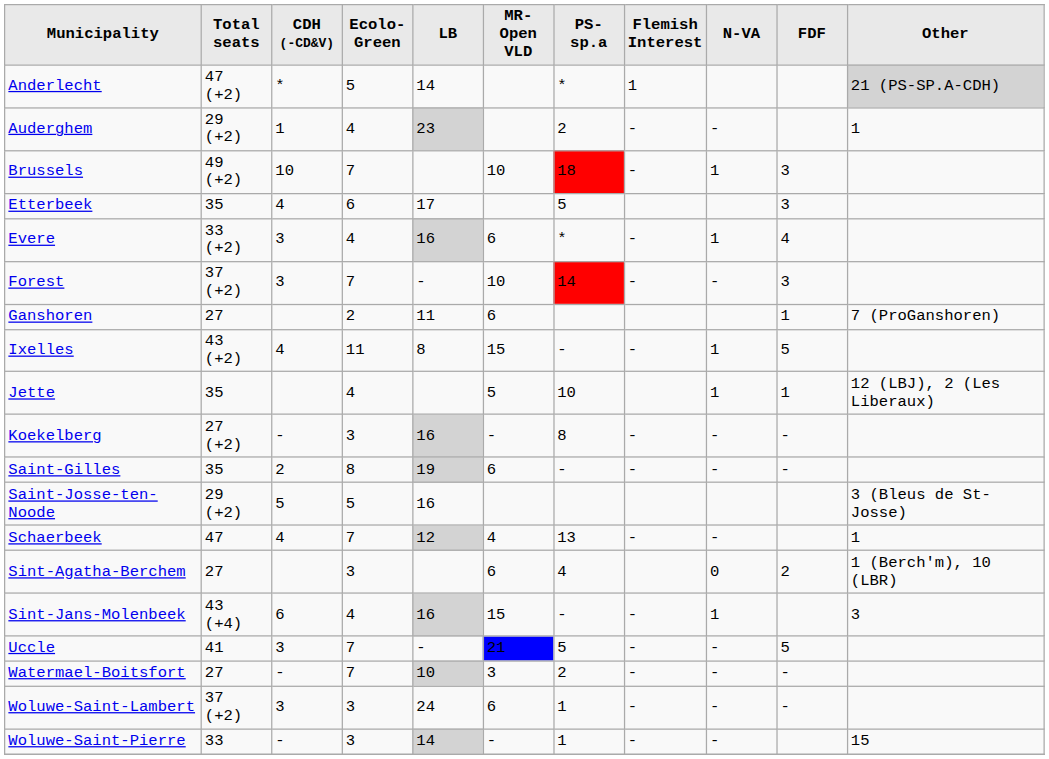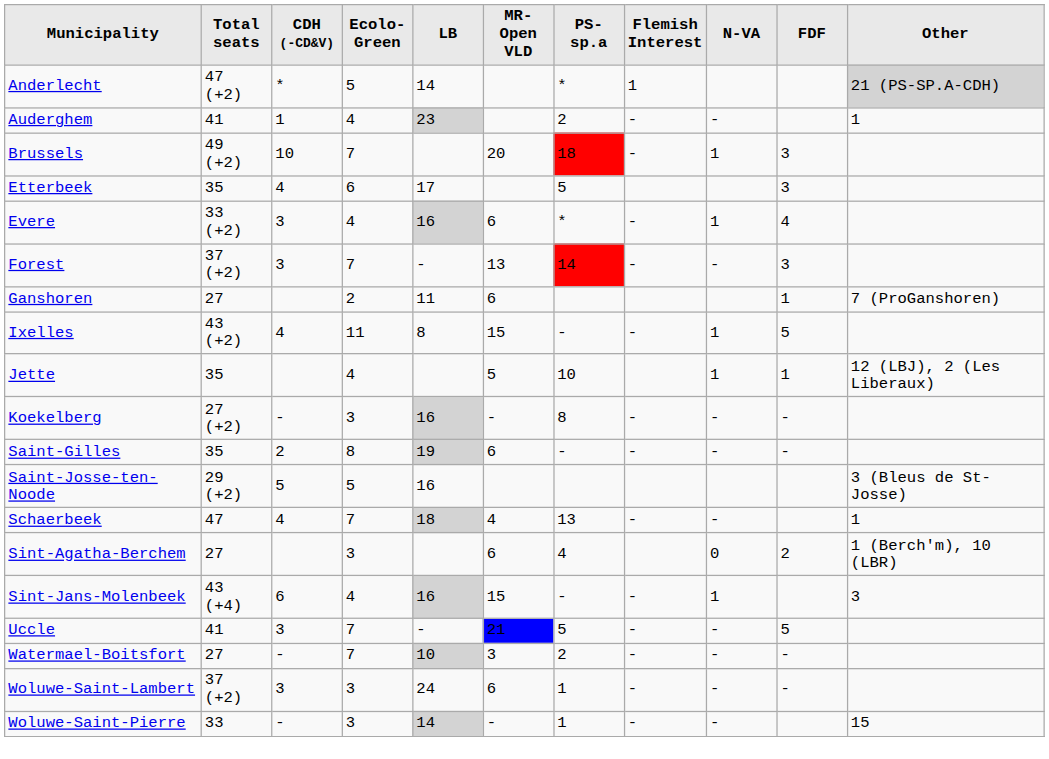(224, 130) 29 (+2) -> (214, 121) 41
(496, 172) 10 -> (496, 155) 20
(496, 283) 10 -> (496, 265) 13
(426, 538) 12 -> (426, 521) 18
